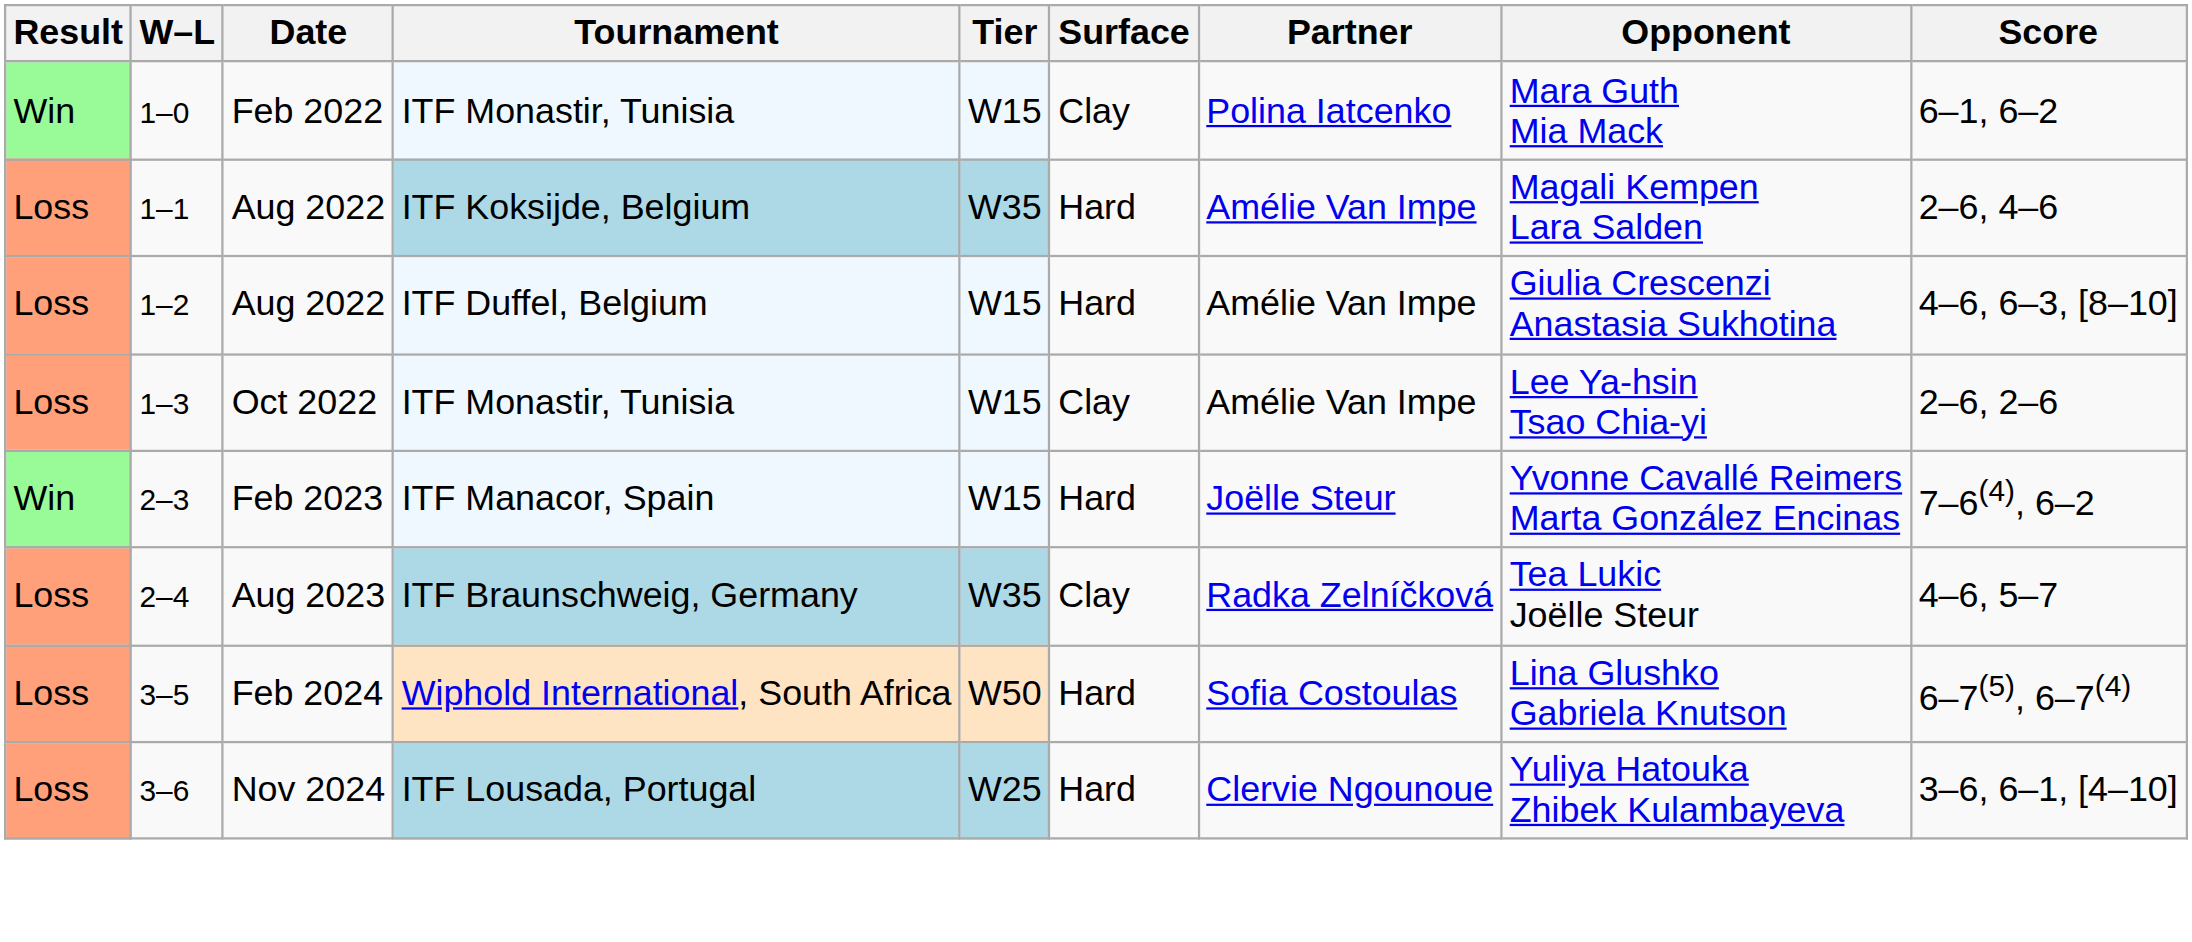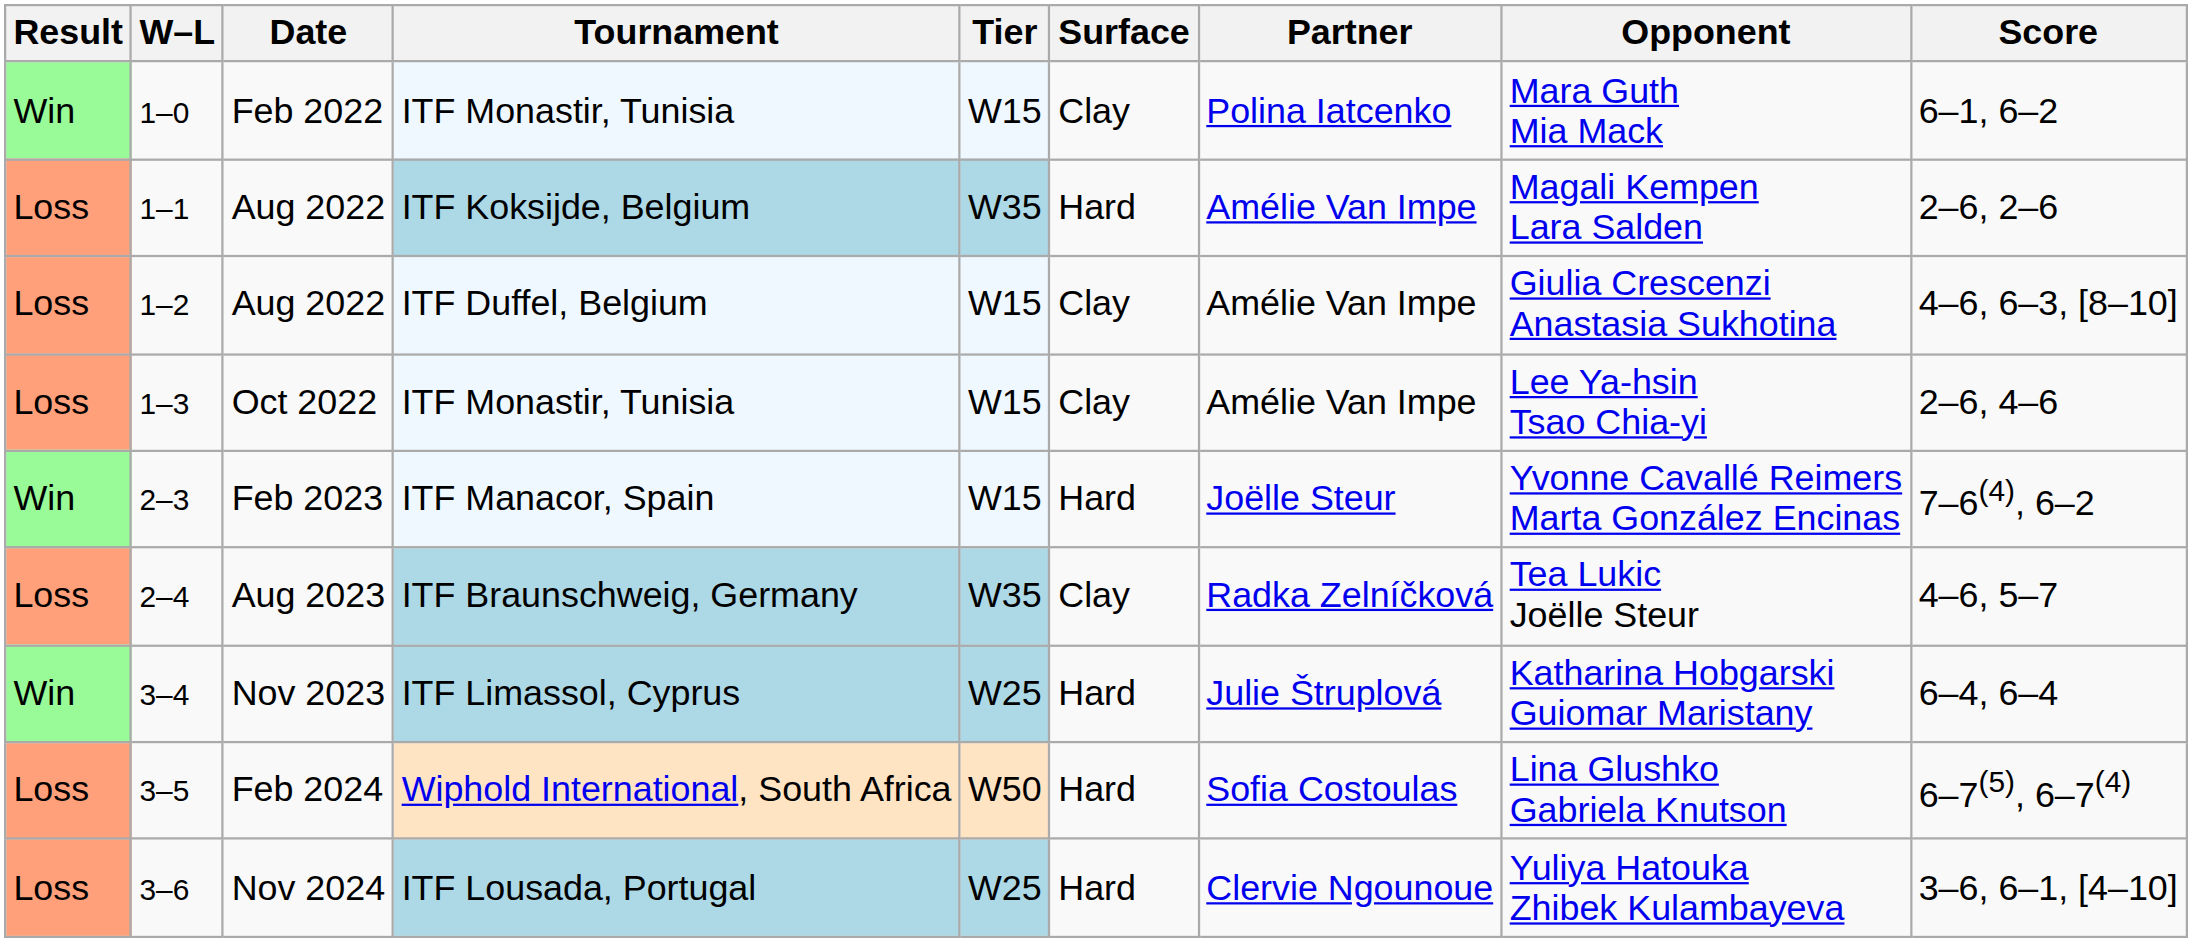(1988, 207) 2–6, 4–6 -> (1988, 207) 2–6, 2–6
(1097, 304) Hard -> (1094, 304) Clay
(1988, 401) 2–6, 2–6 -> (1988, 401) 2–6, 4–6
+ row: (164, 695)
